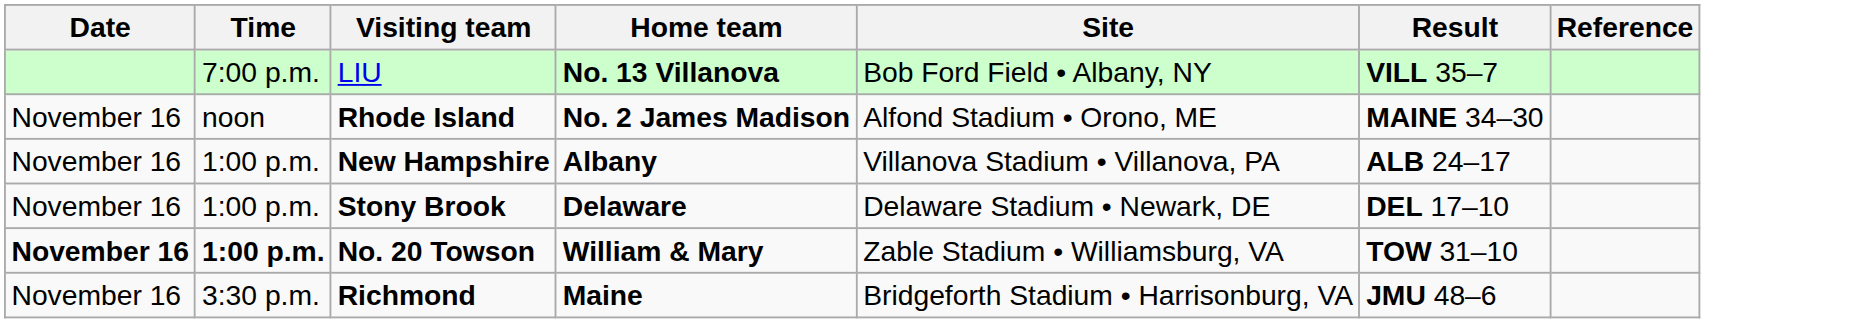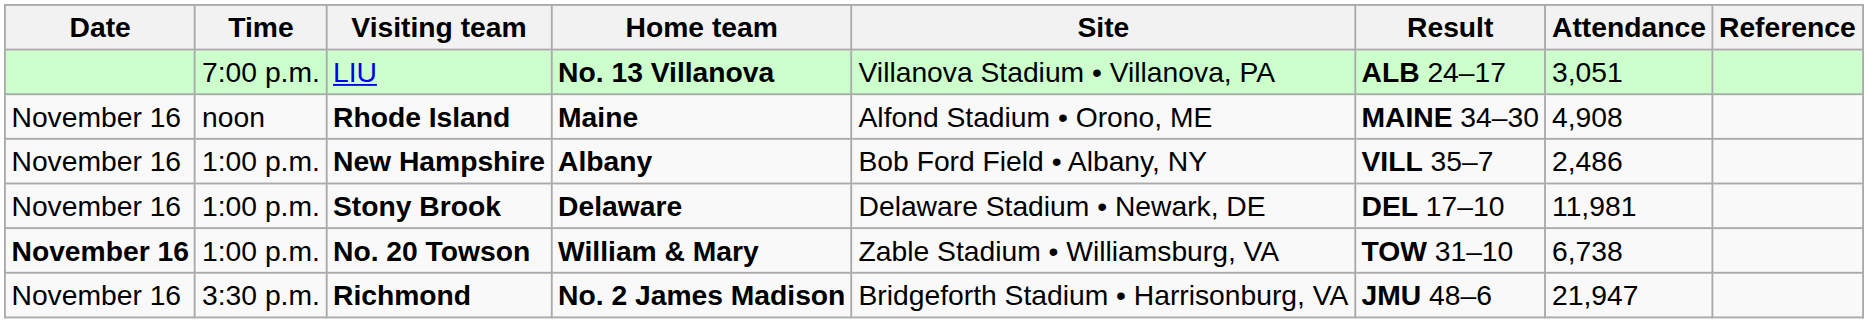+ column: (1629, 27)
(1037, 72) Bob Ford Field • Albany, NY -> (1067, 72) Villanova Stadium • Villanova, PA
(1432, 72) VILL 35–7 -> (1434, 72) ALB 24–17
(706, 117) No. 2 James Madison -> (598, 117) Maine
(1072, 162) Villanova Stadium • Villanova, PA -> (1033, 162) Bob Ford Field • Albany, NY
(1438, 162) ALB 24–17 -> (1427, 162) VILL 35–7
(263, 251) bold -> (261, 251) normal
(603, 296) Maine -> (702, 296) No. 2 James Madison
